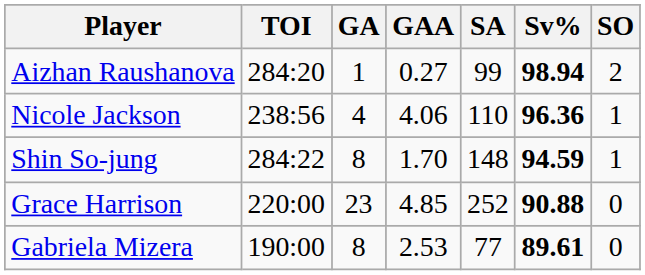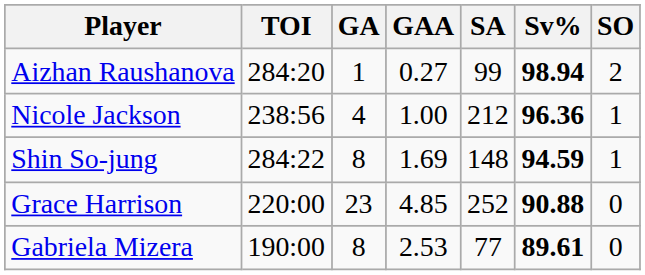(423, 114) 4.06 -> (423, 114) 1.00
(488, 114) 110 -> (488, 114) 212
(423, 159) 1.70 -> (423, 159) 1.69
